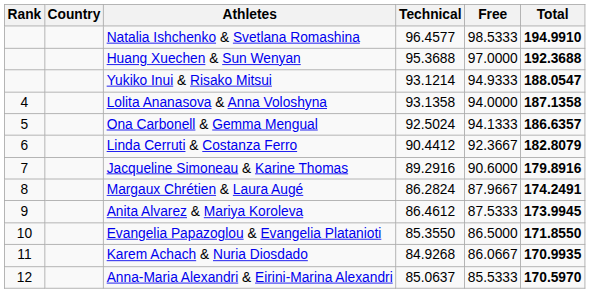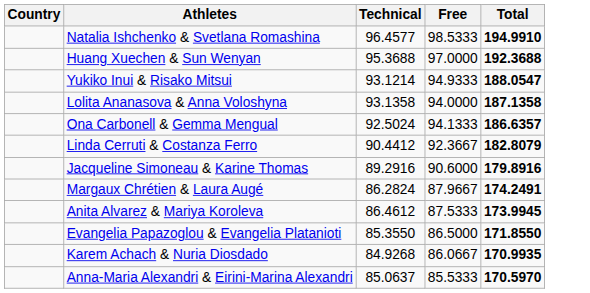- column: (24, 15)
